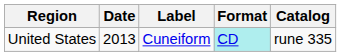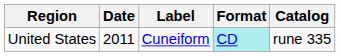(119, 39) 2013 -> (119, 39) 2011
